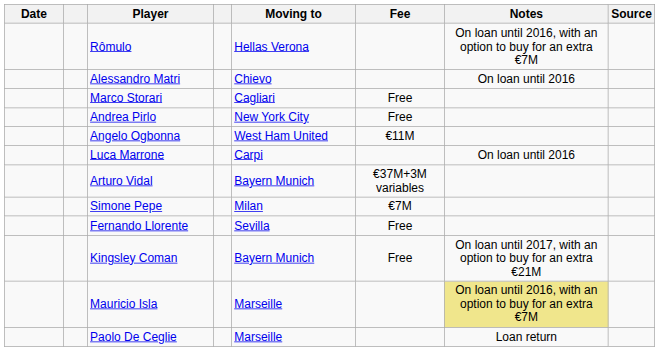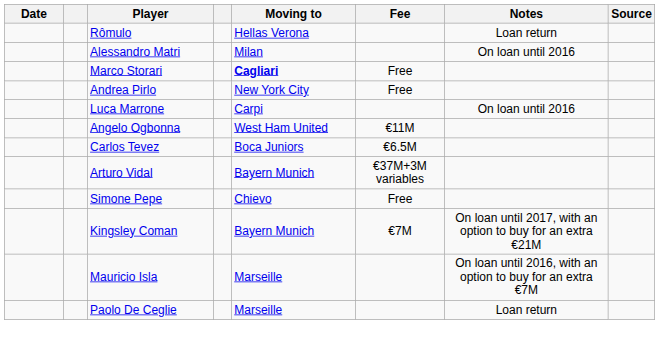(526, 46) On loan until 2016, with an option to buy for an extra €7M -> (526, 33) Loan return
(253, 79) Chievo -> (249, 52) Milan
(255, 98) normal -> (256, 71) bold
rows swapped: (127, 155) <-> (135, 136)
+ row: (125, 147)
(249, 206) Milan -> (253, 198) Chievo
(400, 206) €7M -> (400, 198) Free
- row: (139, 225)
(400, 258) Free -> (400, 231) €7M
(526, 304) khaki background -> (526, 277) no background
